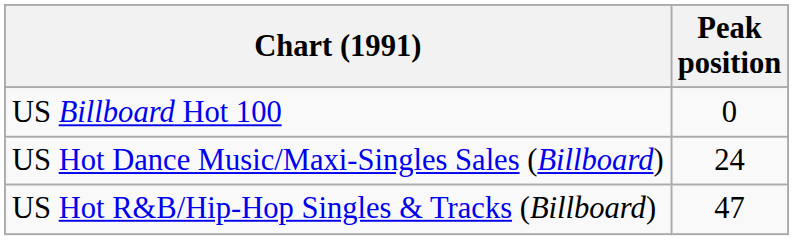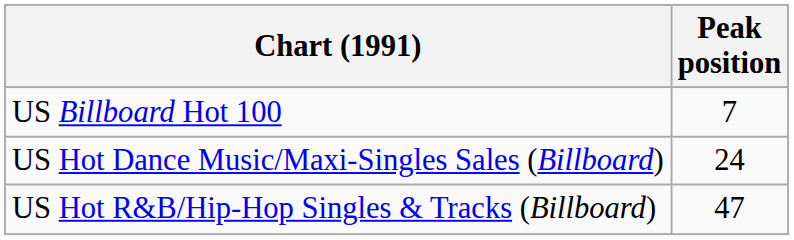(730, 111) 0 -> (730, 111) 7
